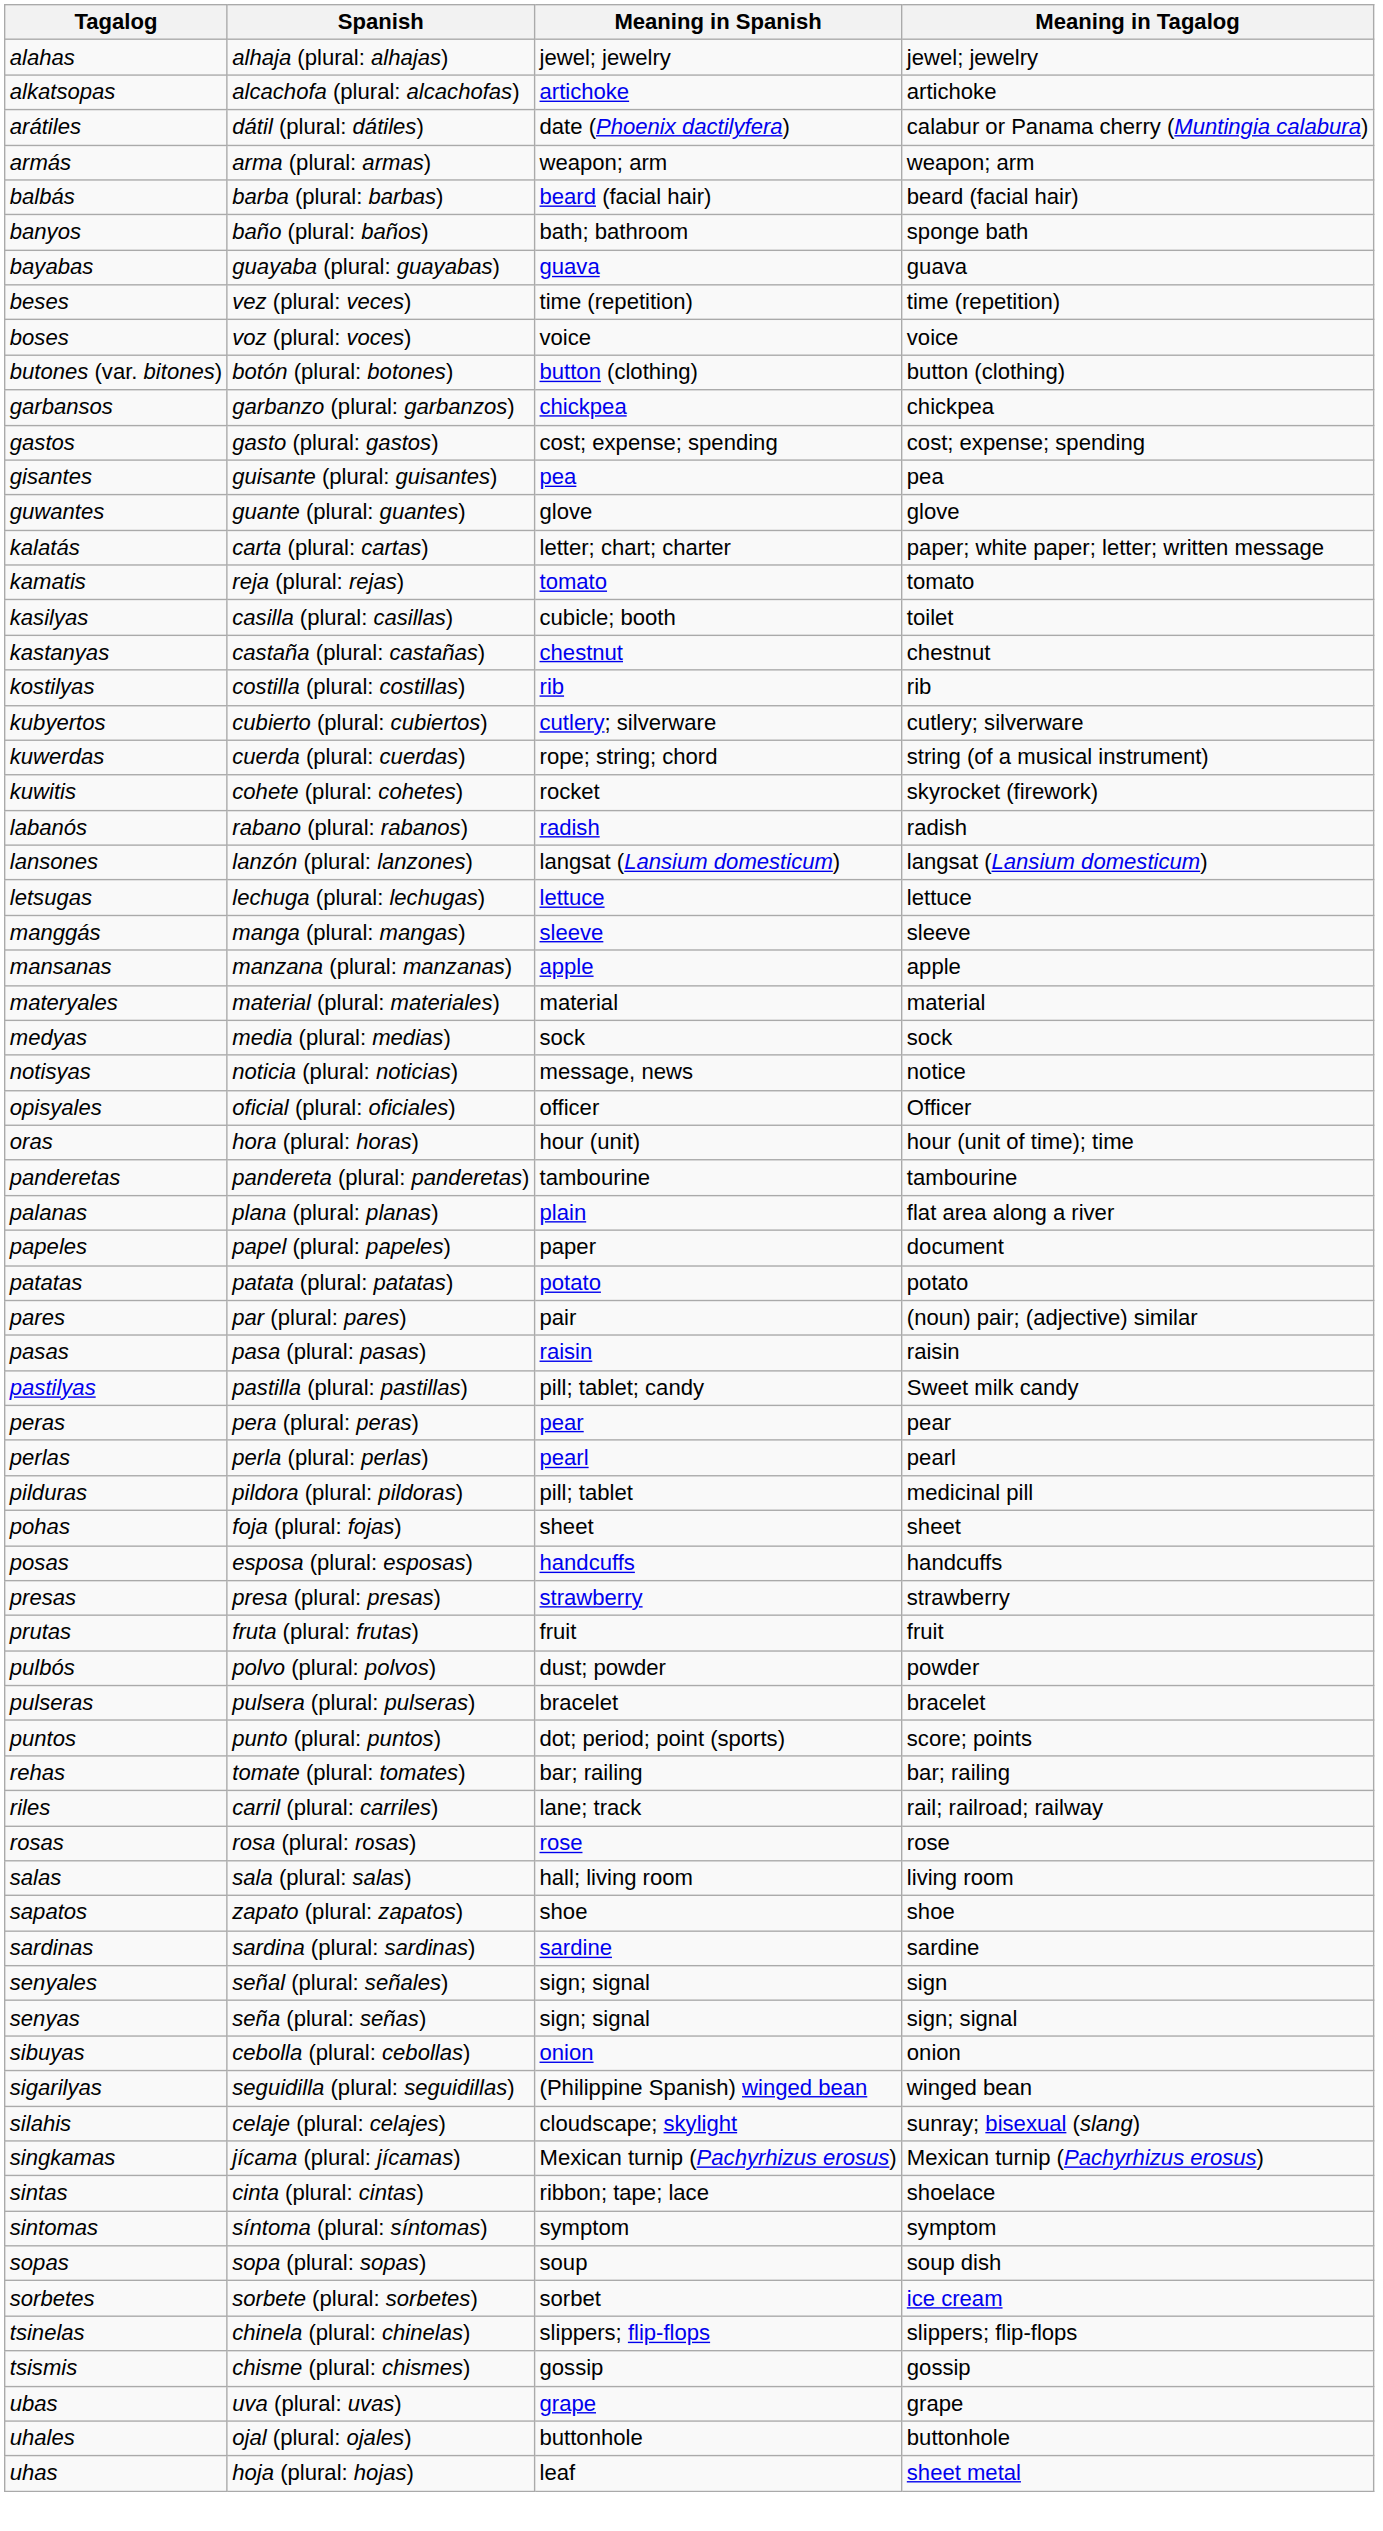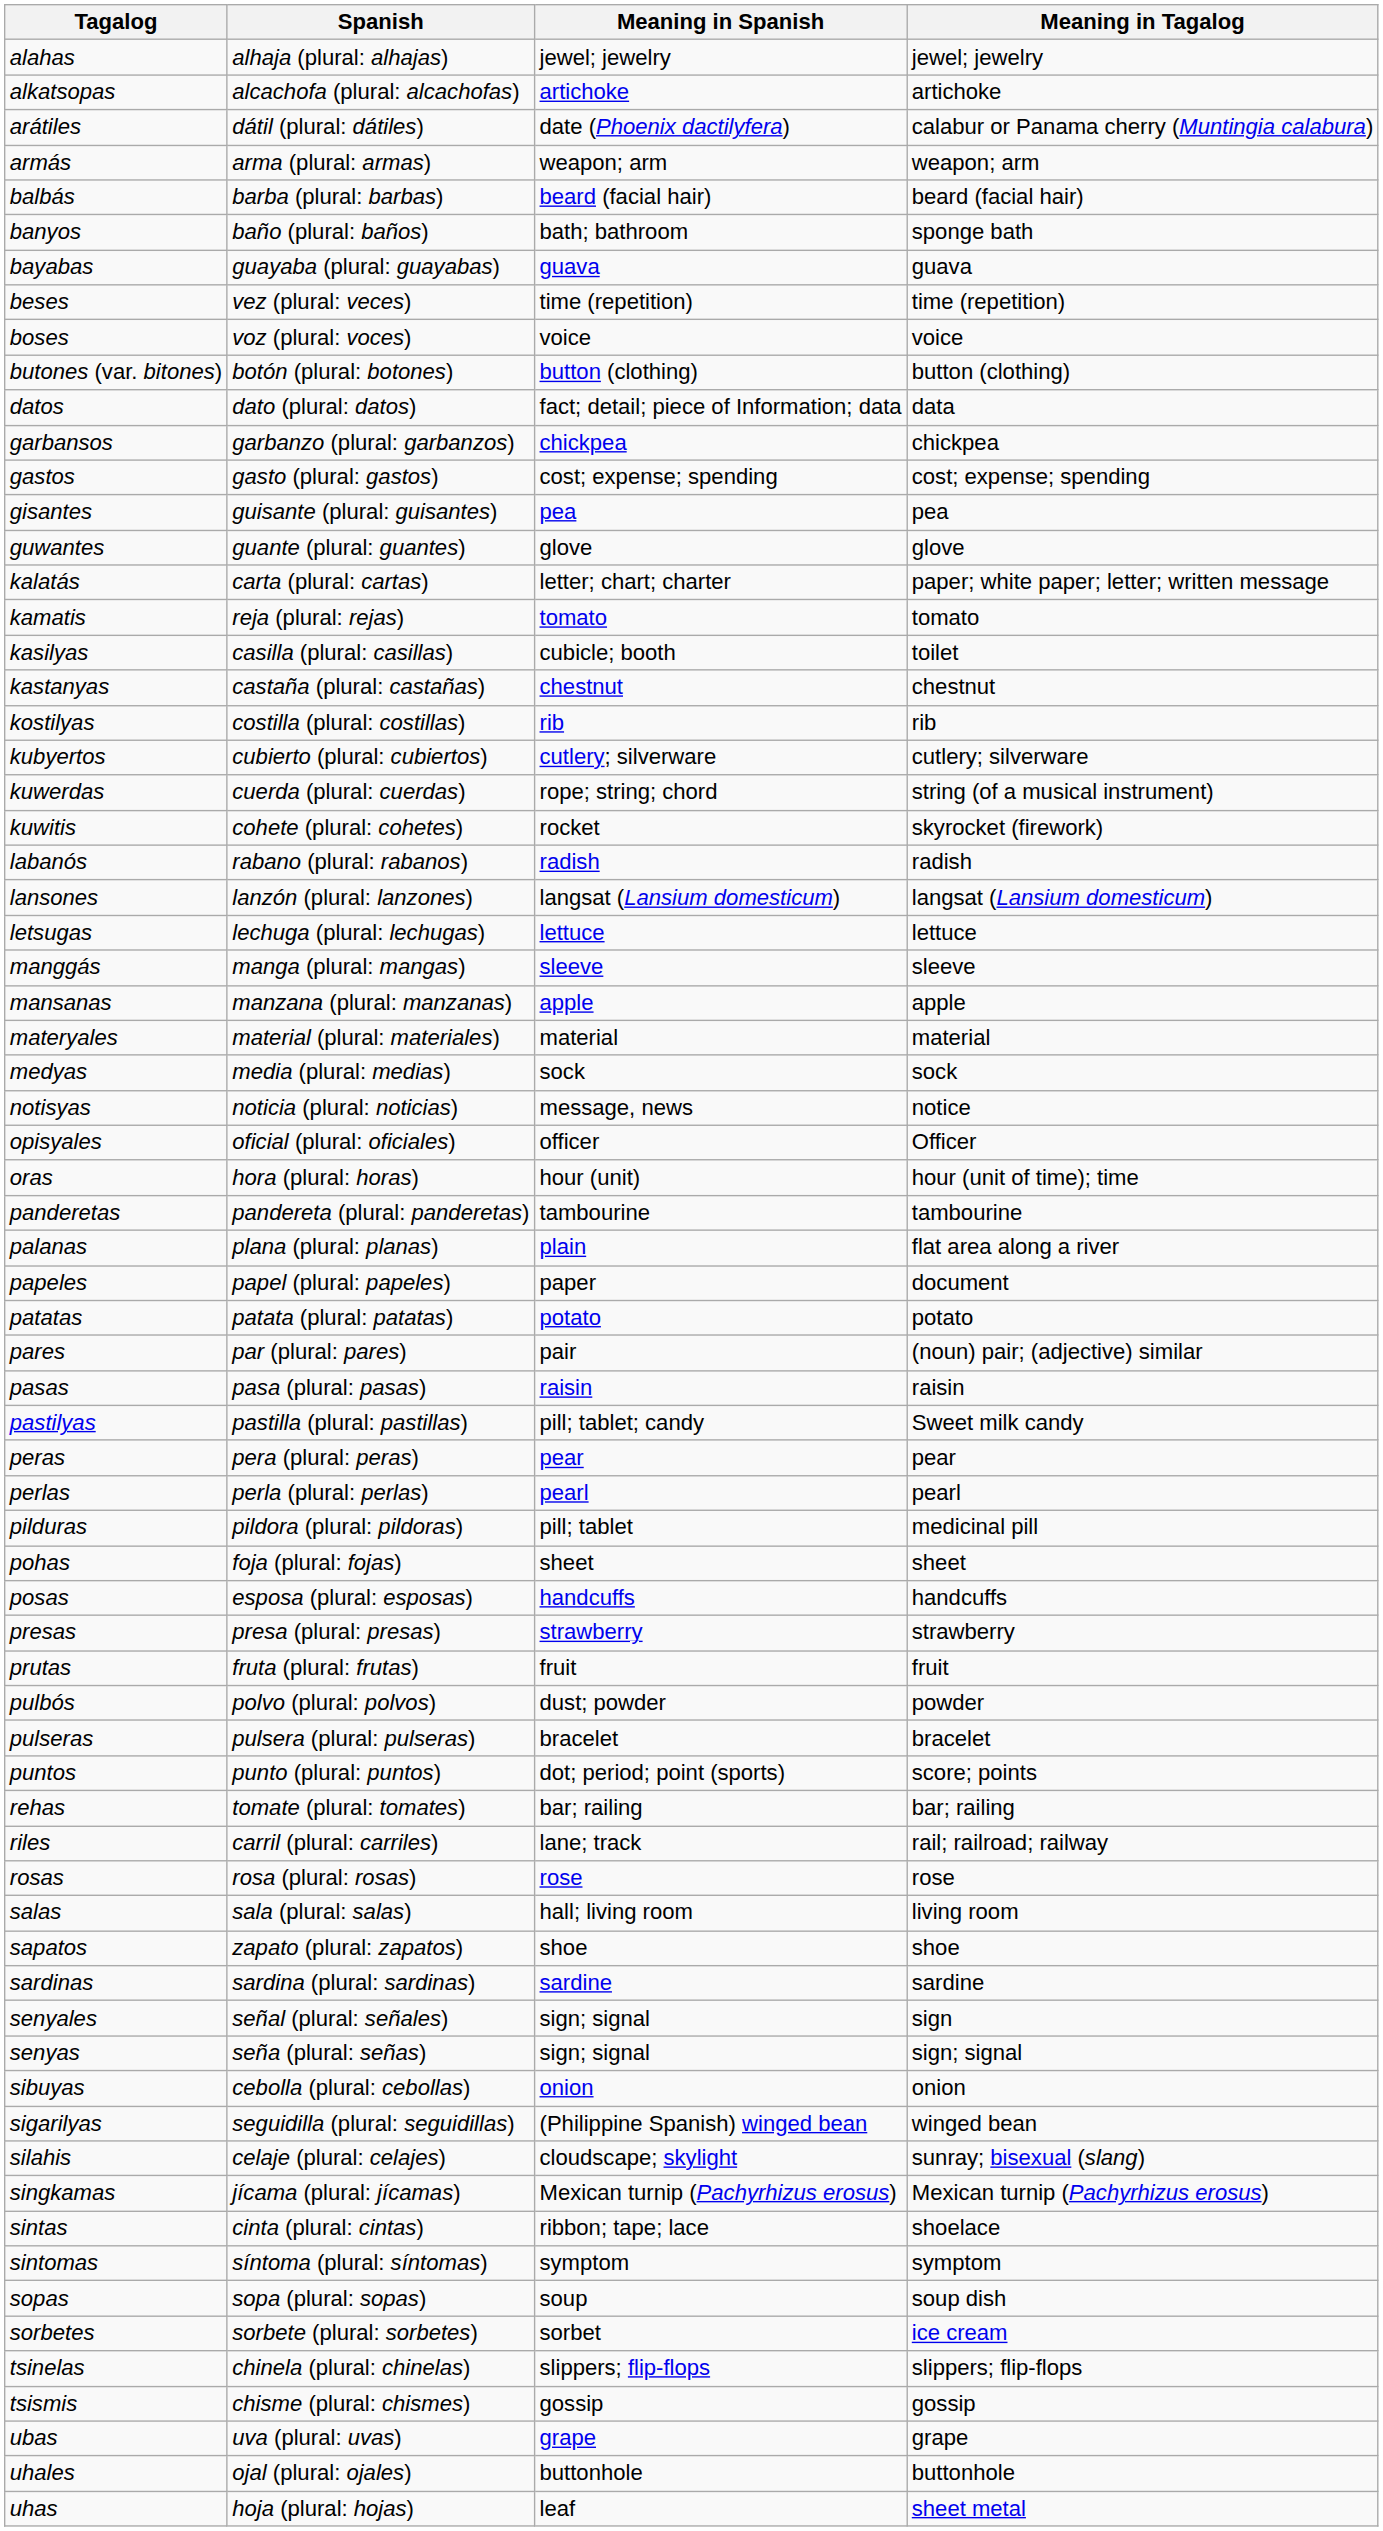+ row: (37, 407)
